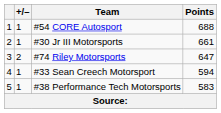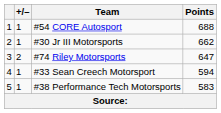(206, 42) 661 -> (206, 42) 662
